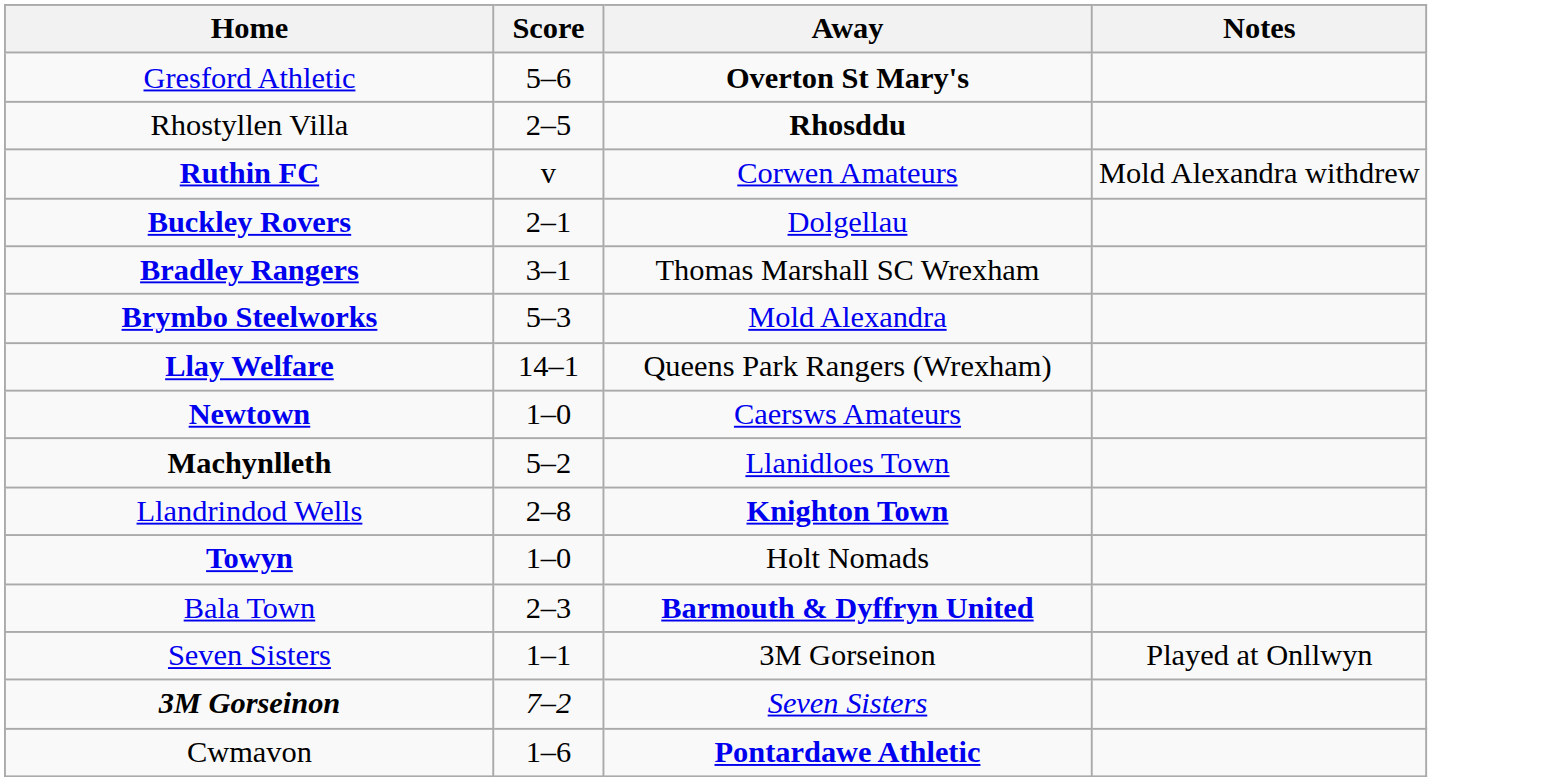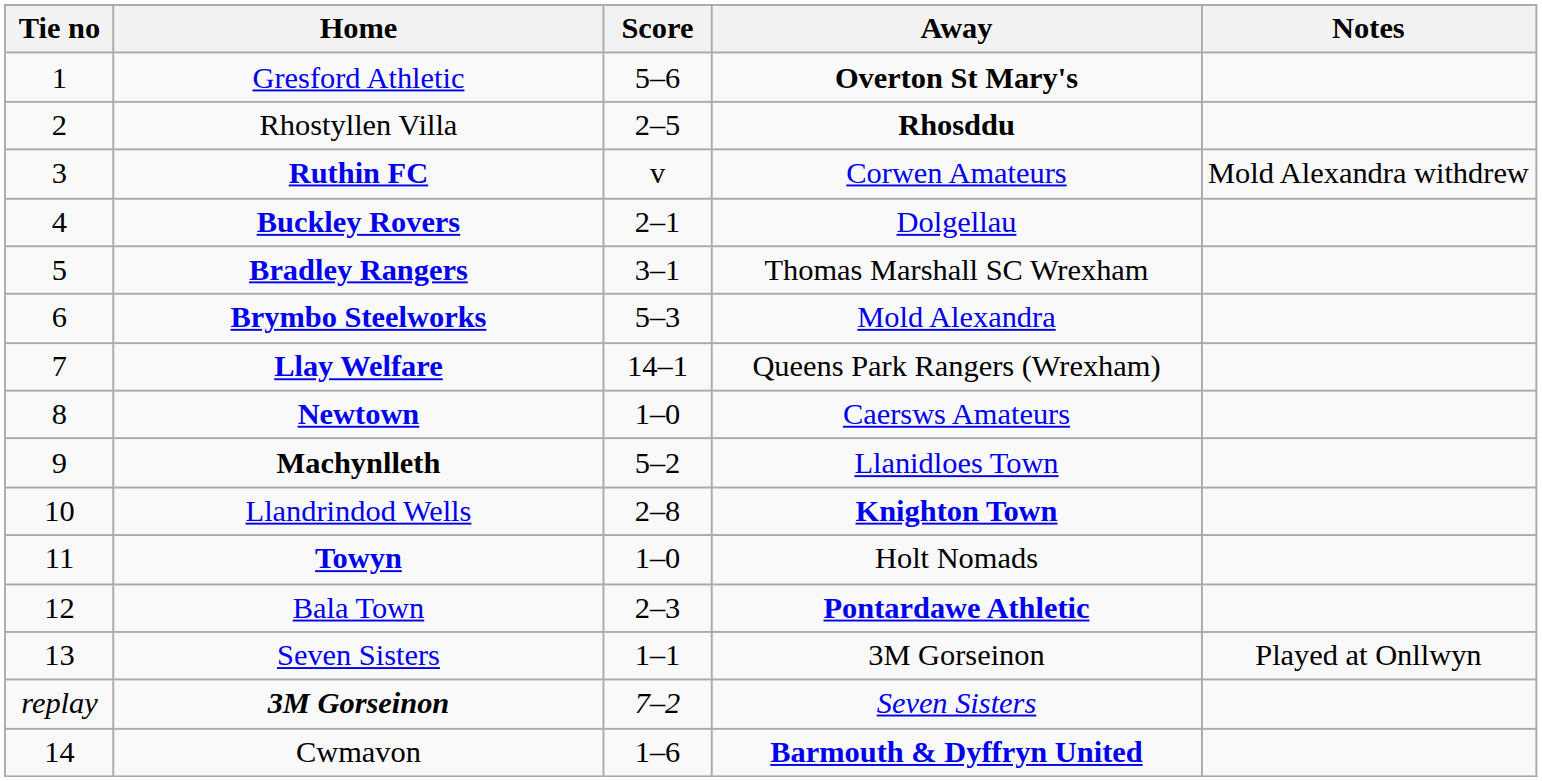+ column: (59, 28)
(847, 607) Barmouth & Dyffryn United -> (956, 607) Pontardawe Athletic
(847, 751) Pontardawe Athletic -> (956, 751) Barmouth & Dyffryn United
